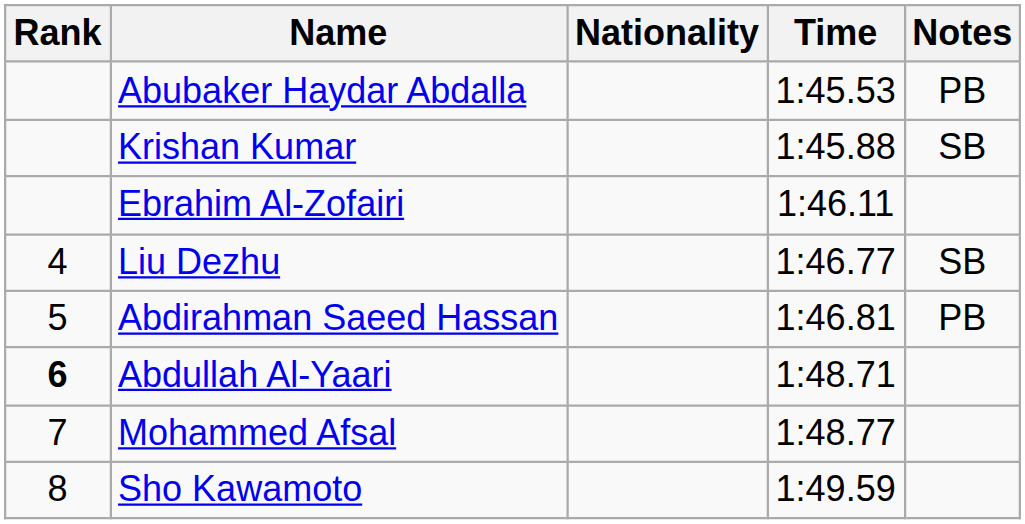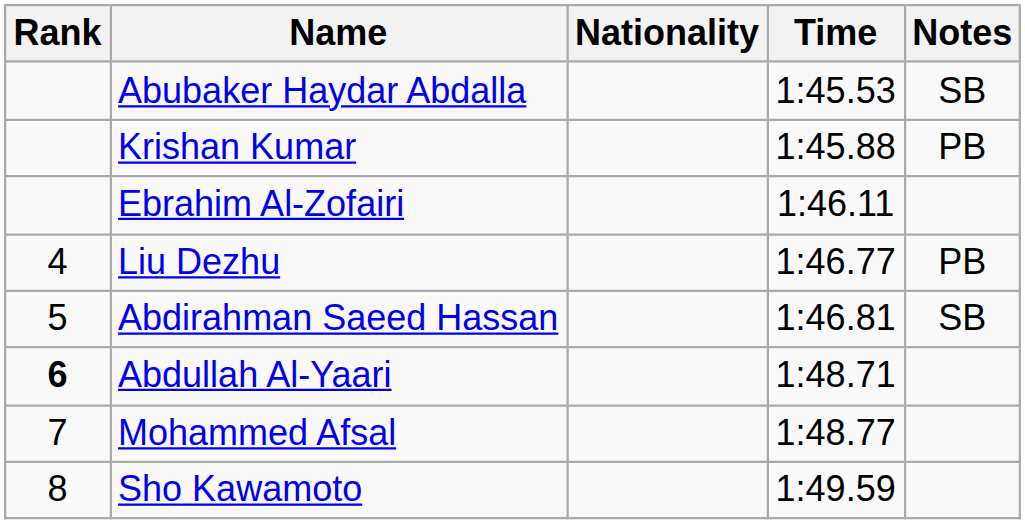(962, 90) PB -> (962, 90) SB
(962, 147) SB -> (962, 147) PB
(962, 261) SB -> (962, 261) PB
(962, 318) PB -> (962, 318) SB
